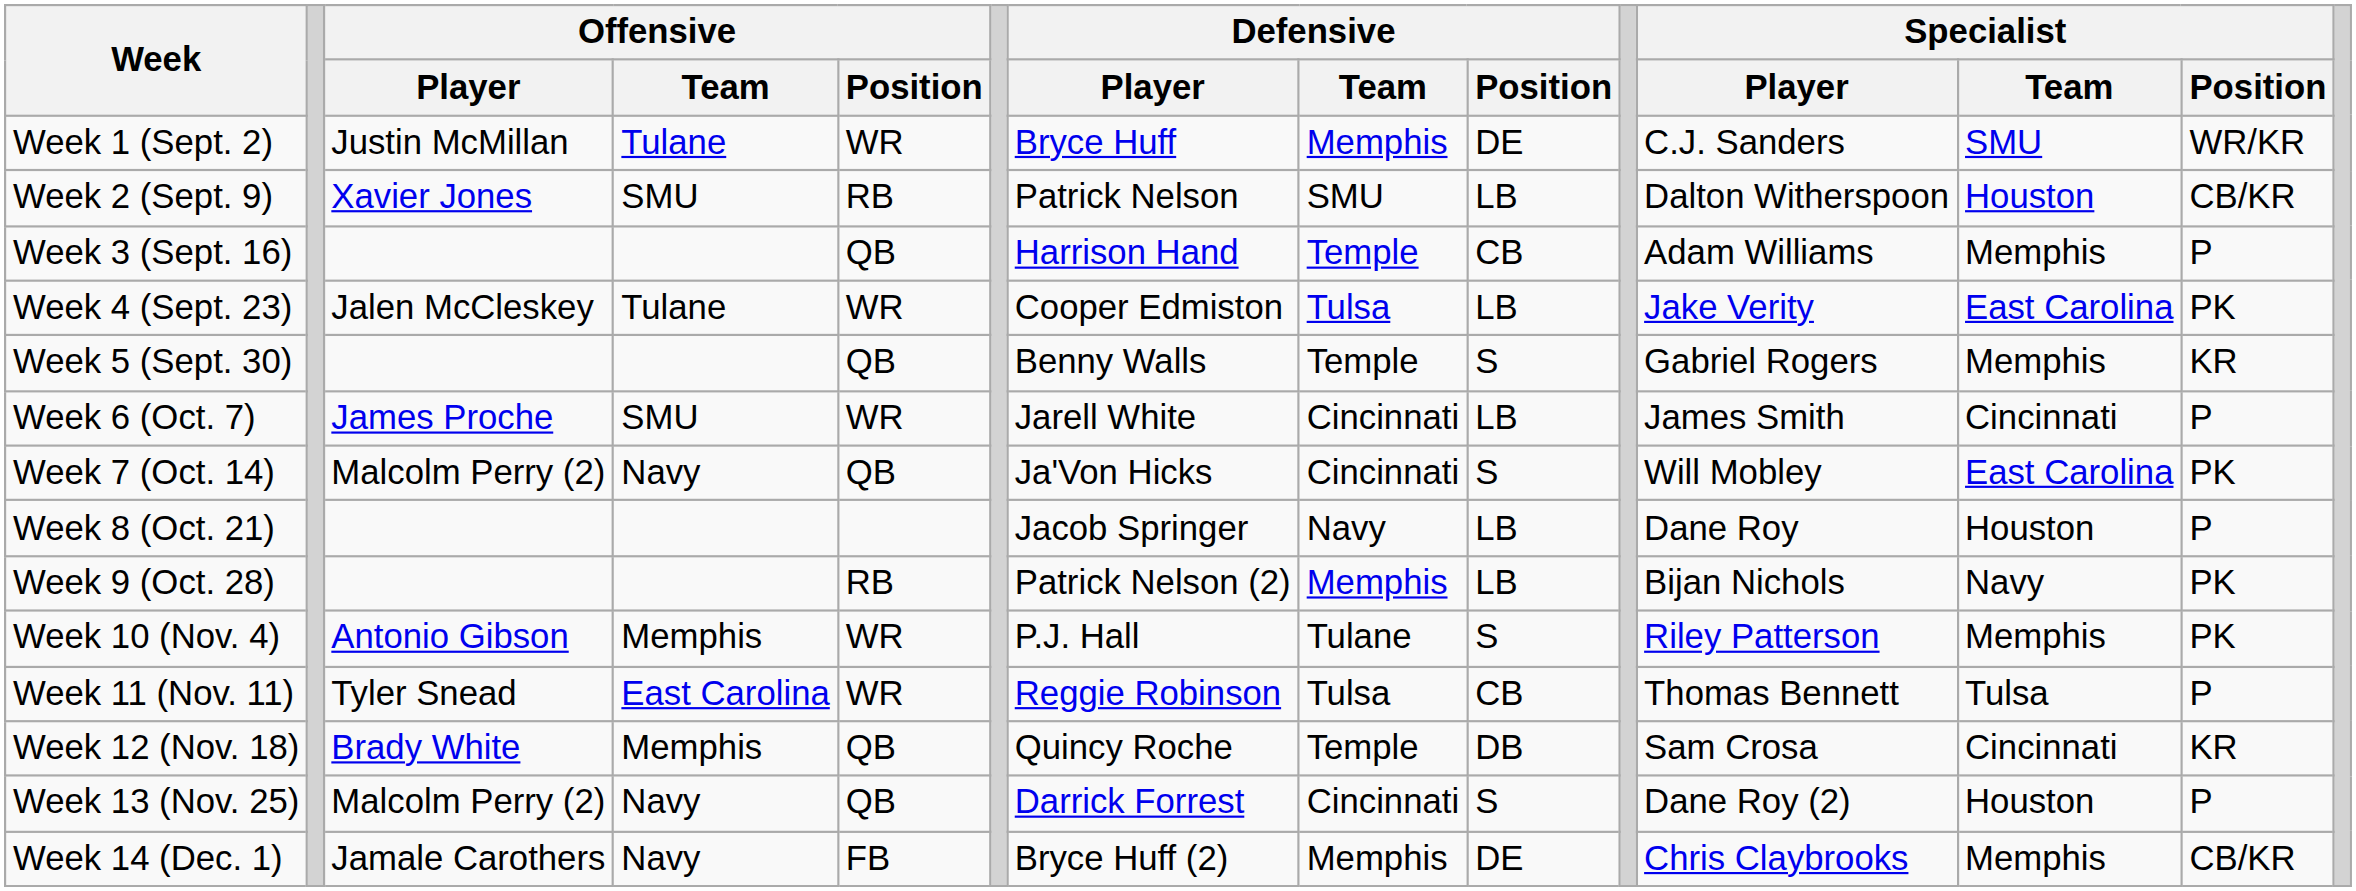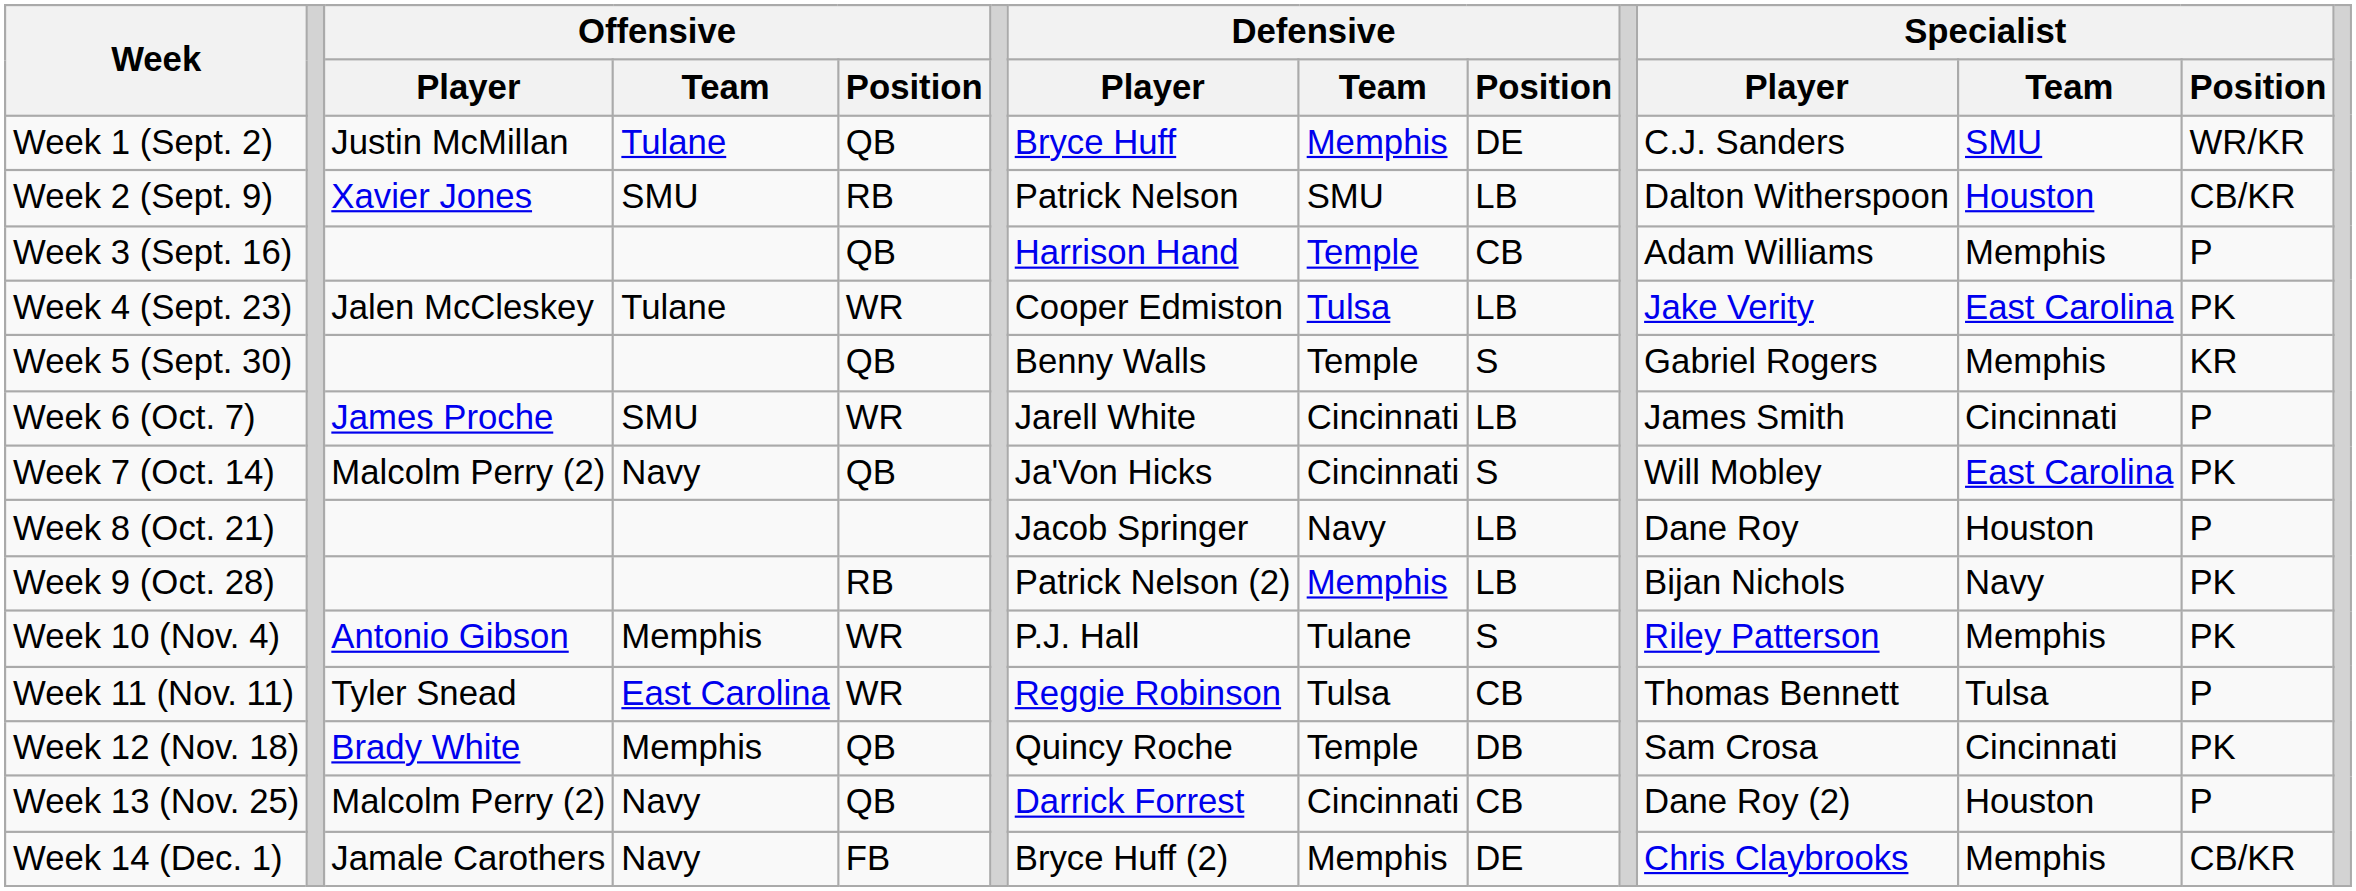(875, 142) WR -> (871, 142) QB
(2214, 747) KR -> (2213, 747) PK
(1487, 802) S -> (1499, 802) CB
